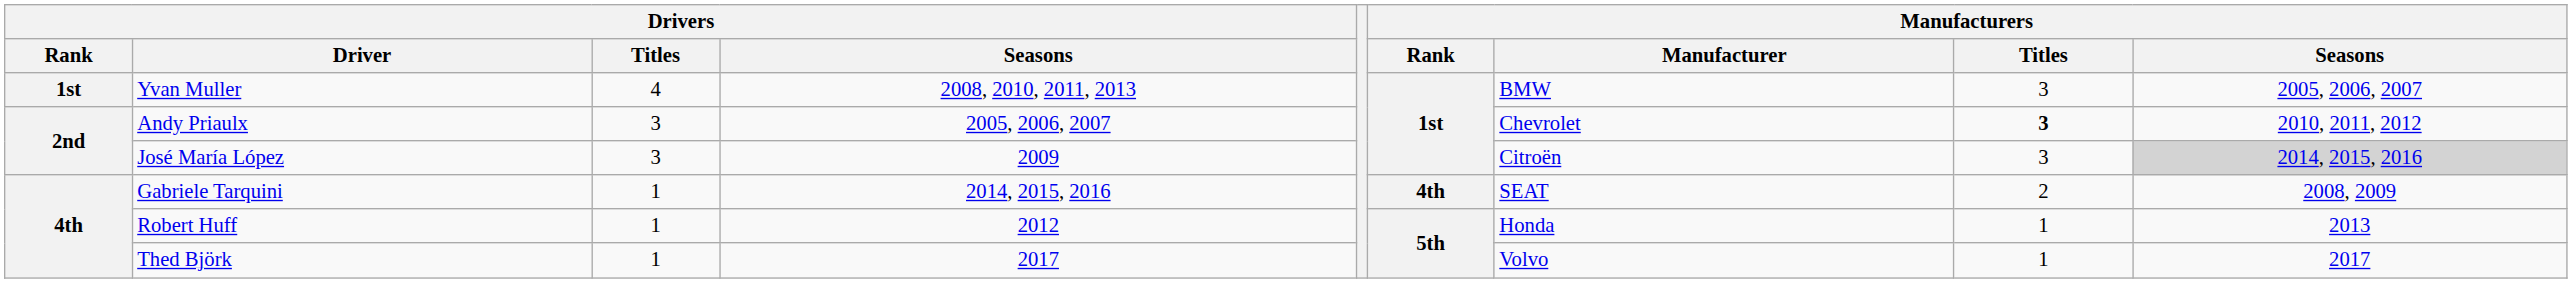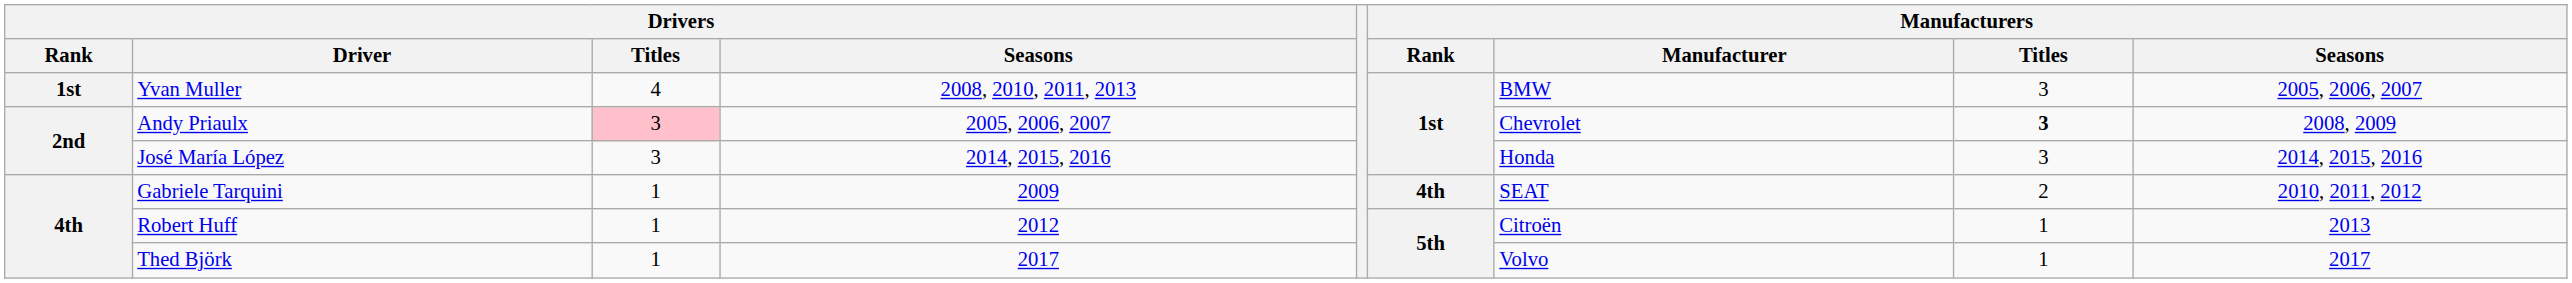(656, 123) no background -> (656, 123) pink background
(2350, 123) 2010, 2011, 2012 -> (2350, 123) 2008, 2009
(1038, 158) 2009 -> (1038, 158) 2014, 2015, 2016
(1530, 158) Citroën -> (1527, 158) Honda
(2350, 158) lightgrey background -> (2350, 158) no background
(1038, 192) 2014, 2015, 2016 -> (1038, 192) 2009
(2350, 192) 2008, 2009 -> (2350, 192) 2010, 2011, 2012
(1527, 226) Honda -> (1530, 226) Citroën
